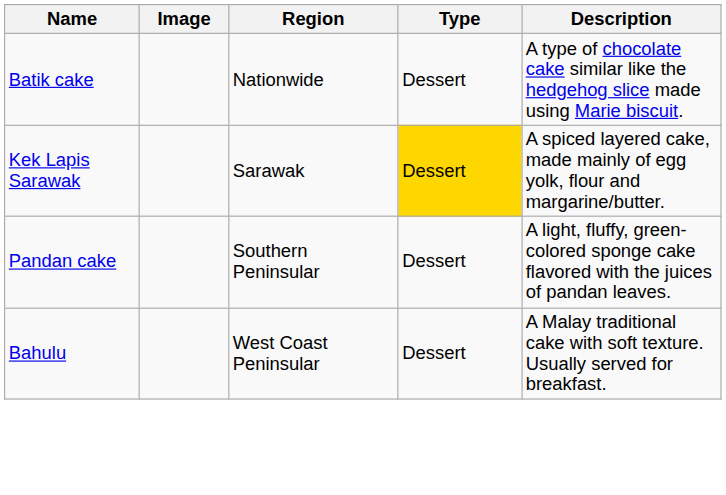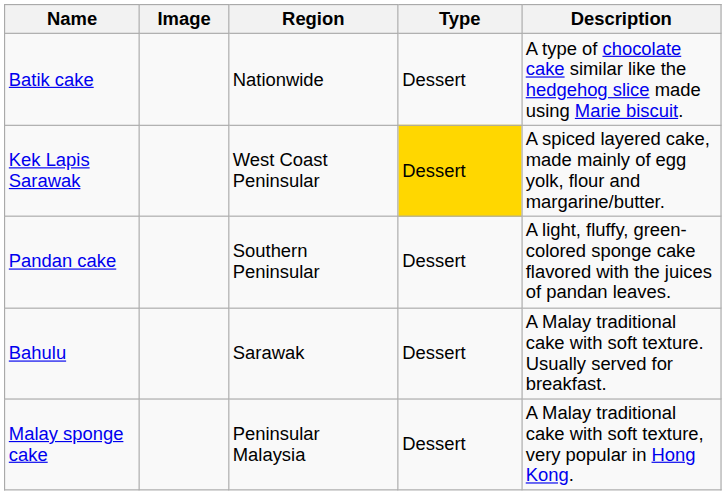(269, 170) Sarawak -> (280, 170) West Coast Peninsular
(280, 353) West Coast Peninsular -> (269, 353) Sarawak
+ row: (66, 444)
